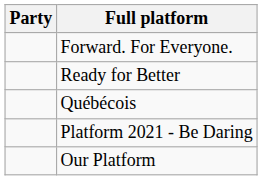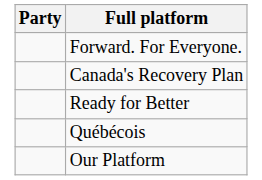+ row: (157, 75)
- row: (157, 132)
